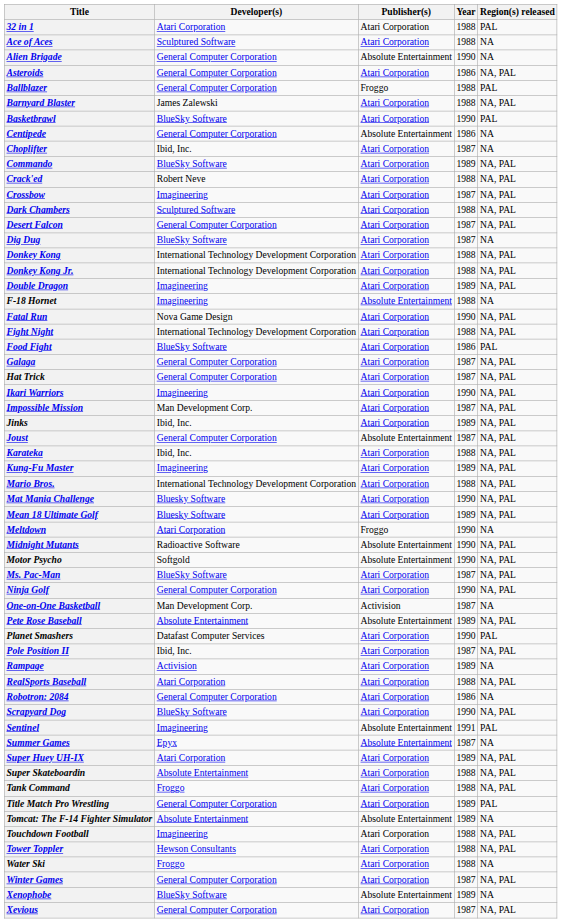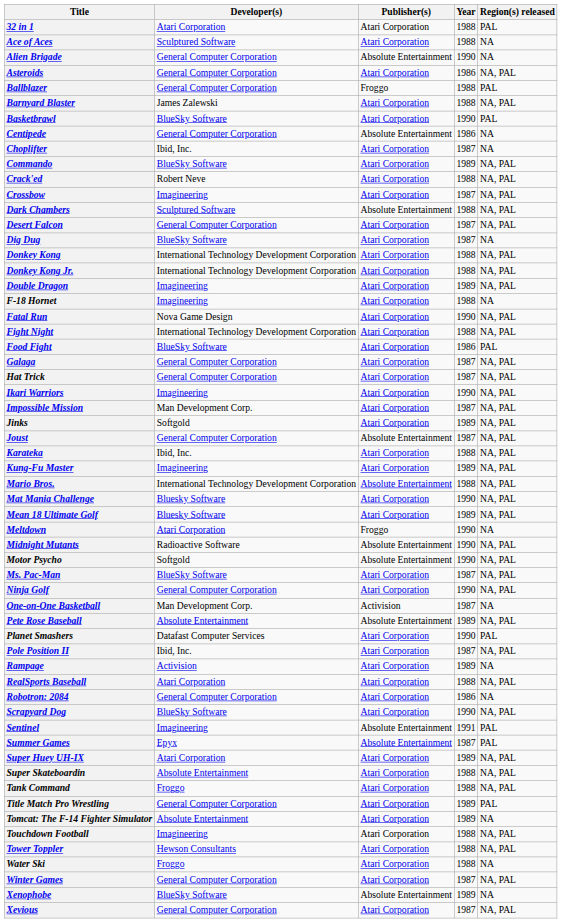(395, 210) Atari Corporation -> (406, 210) Absolute Entertainment
(406, 301) Absolute Entertainment -> (395, 301) Atari Corporation
(174, 423) Ibid, Inc. -> (173, 423) Softgold
(395, 484) Atari Corporation -> (406, 484) Absolute Entertainment
(487, 742) NA -> (489, 742) PAL
(406, 819) Absolute Entertainment -> (395, 819) Atari Corporation
